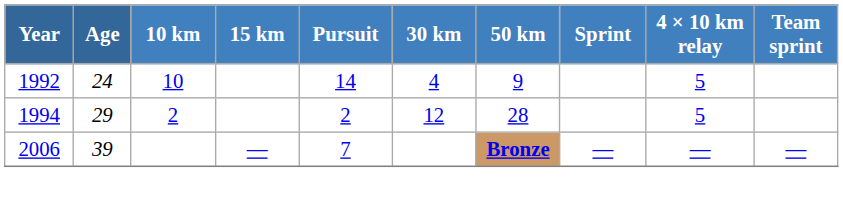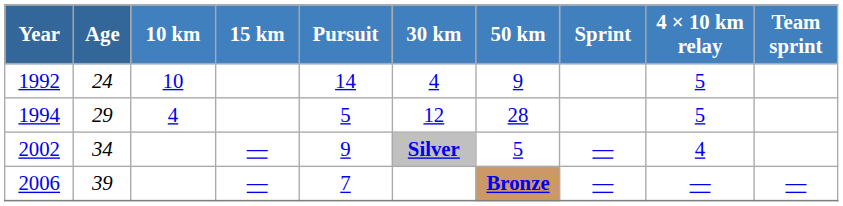(173, 115) 2 -> (173, 115) 4
(346, 115) 2 -> (346, 115) 5
+ row: (39, 149)
